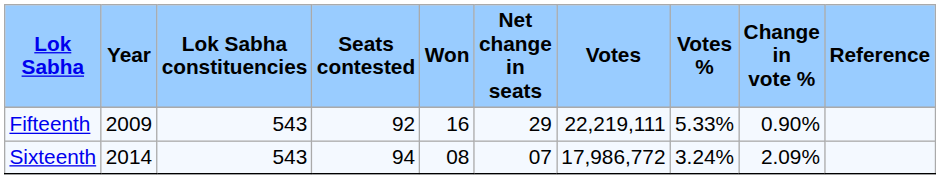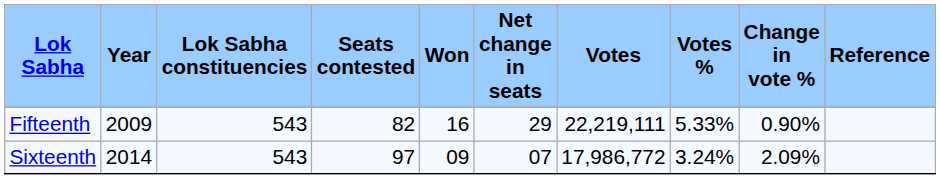(404, 124) 92 -> (404, 124) 82
(404, 157) 94 -> (404, 157) 97
(458, 157) 08 -> (458, 157) 09
